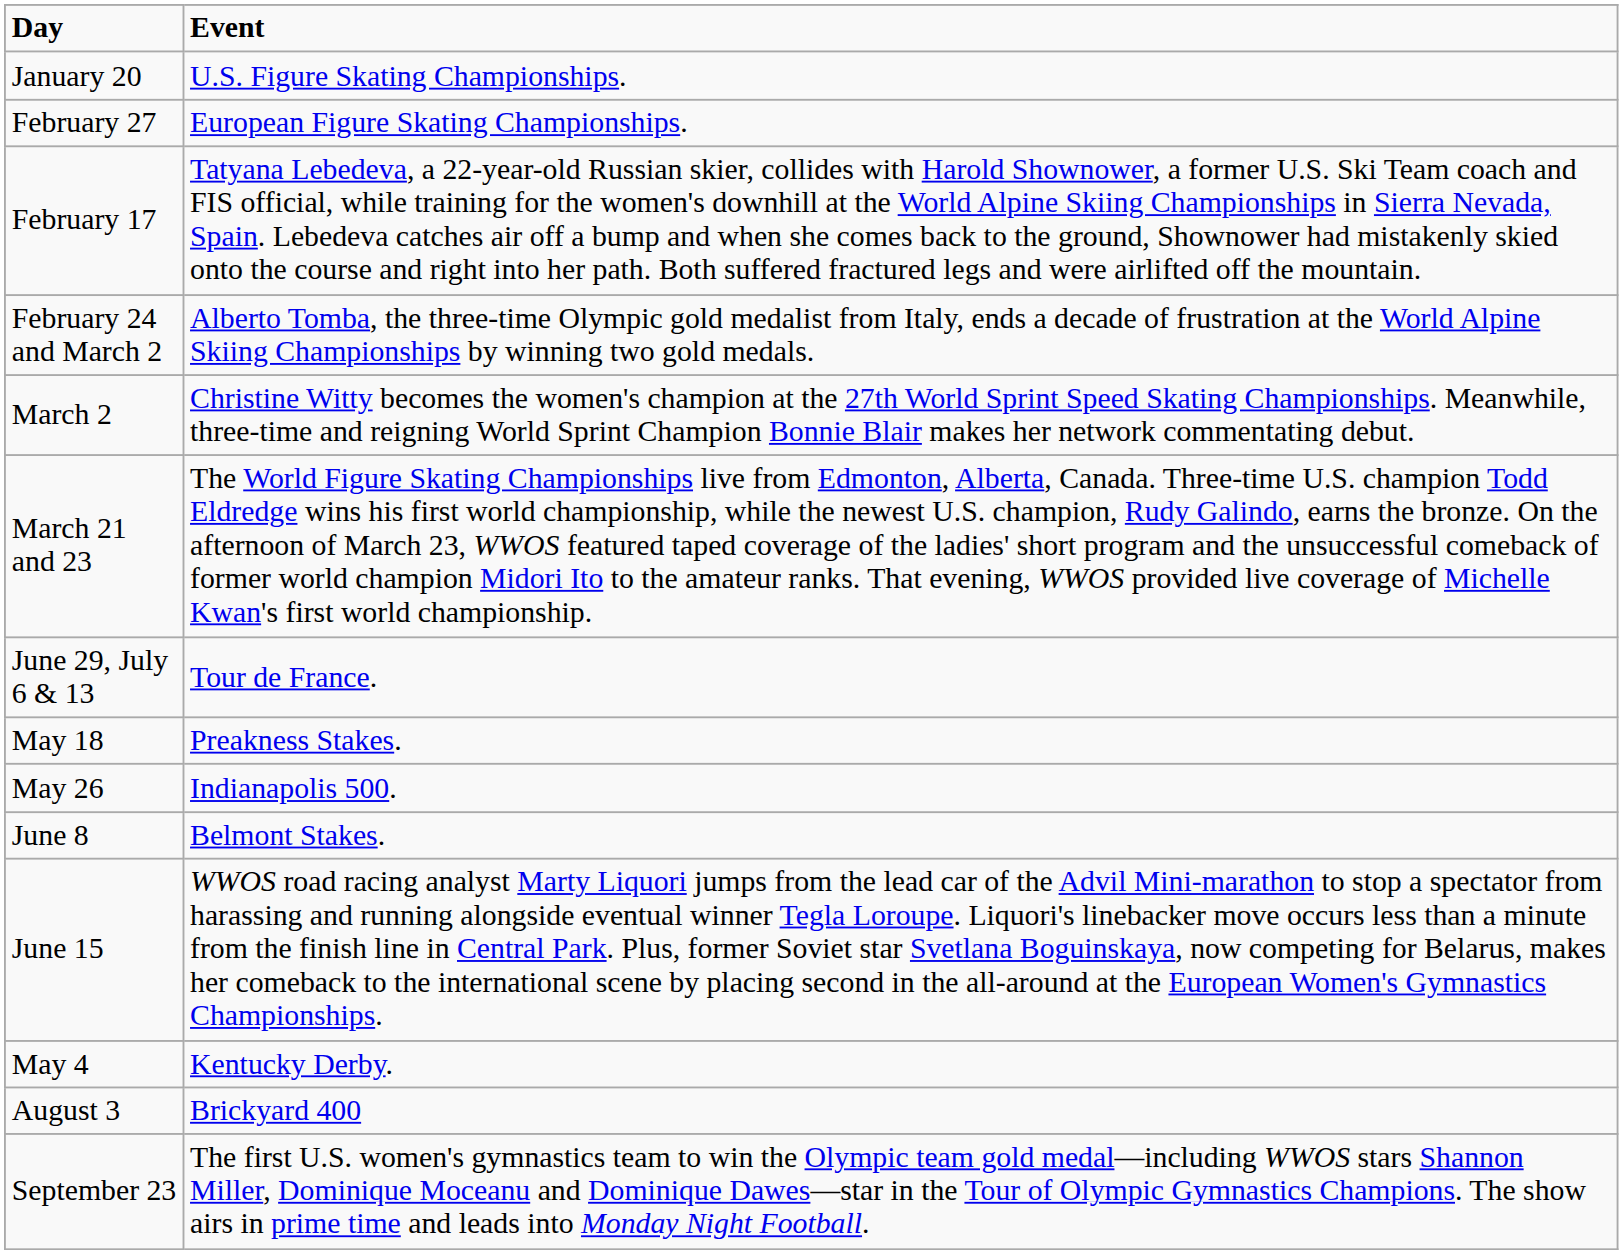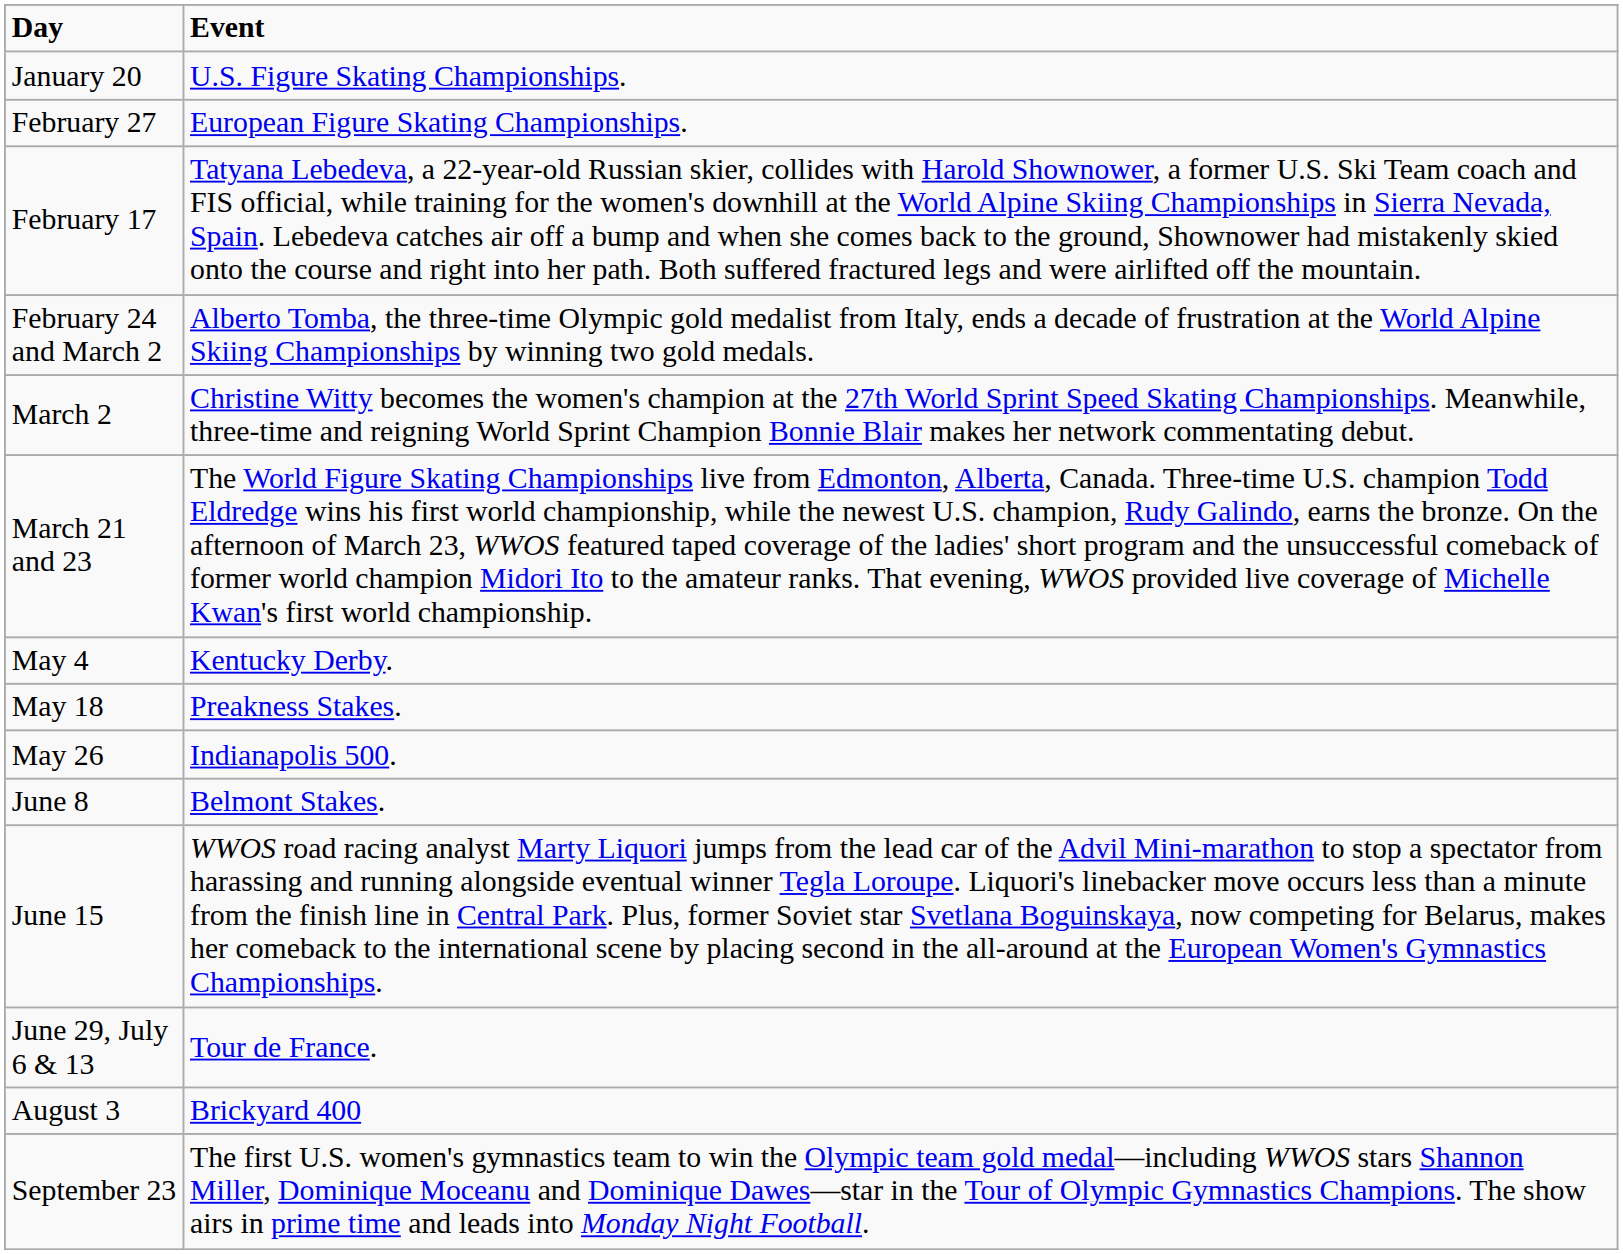rows swapped: (50, 1063) <-> (90, 676)
